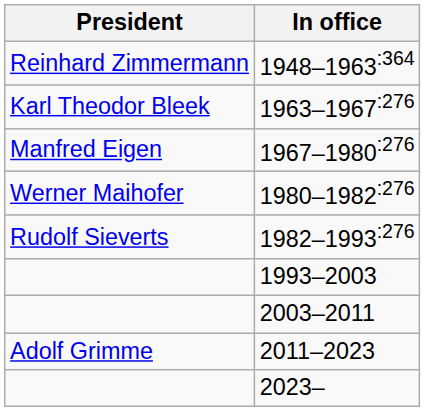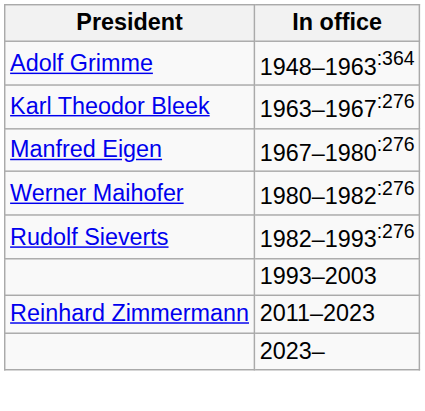(130, 63) Reinhard Zimmermann -> (82, 63) Adolf Grimme
- row: (317, 313)
(82, 350) Adolf Grimme -> (130, 313) Reinhard Zimmermann
